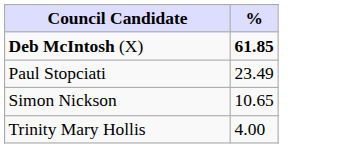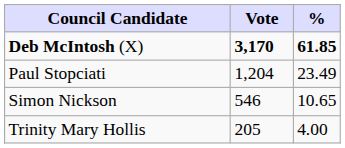+ column: (262, 18)
